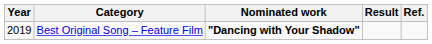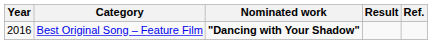(19, 30) 2019 -> (19, 30) 2016
